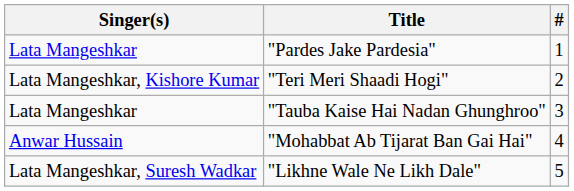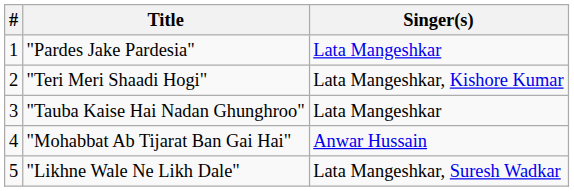columns swapped: (559, 19) <-> (134, 19)
